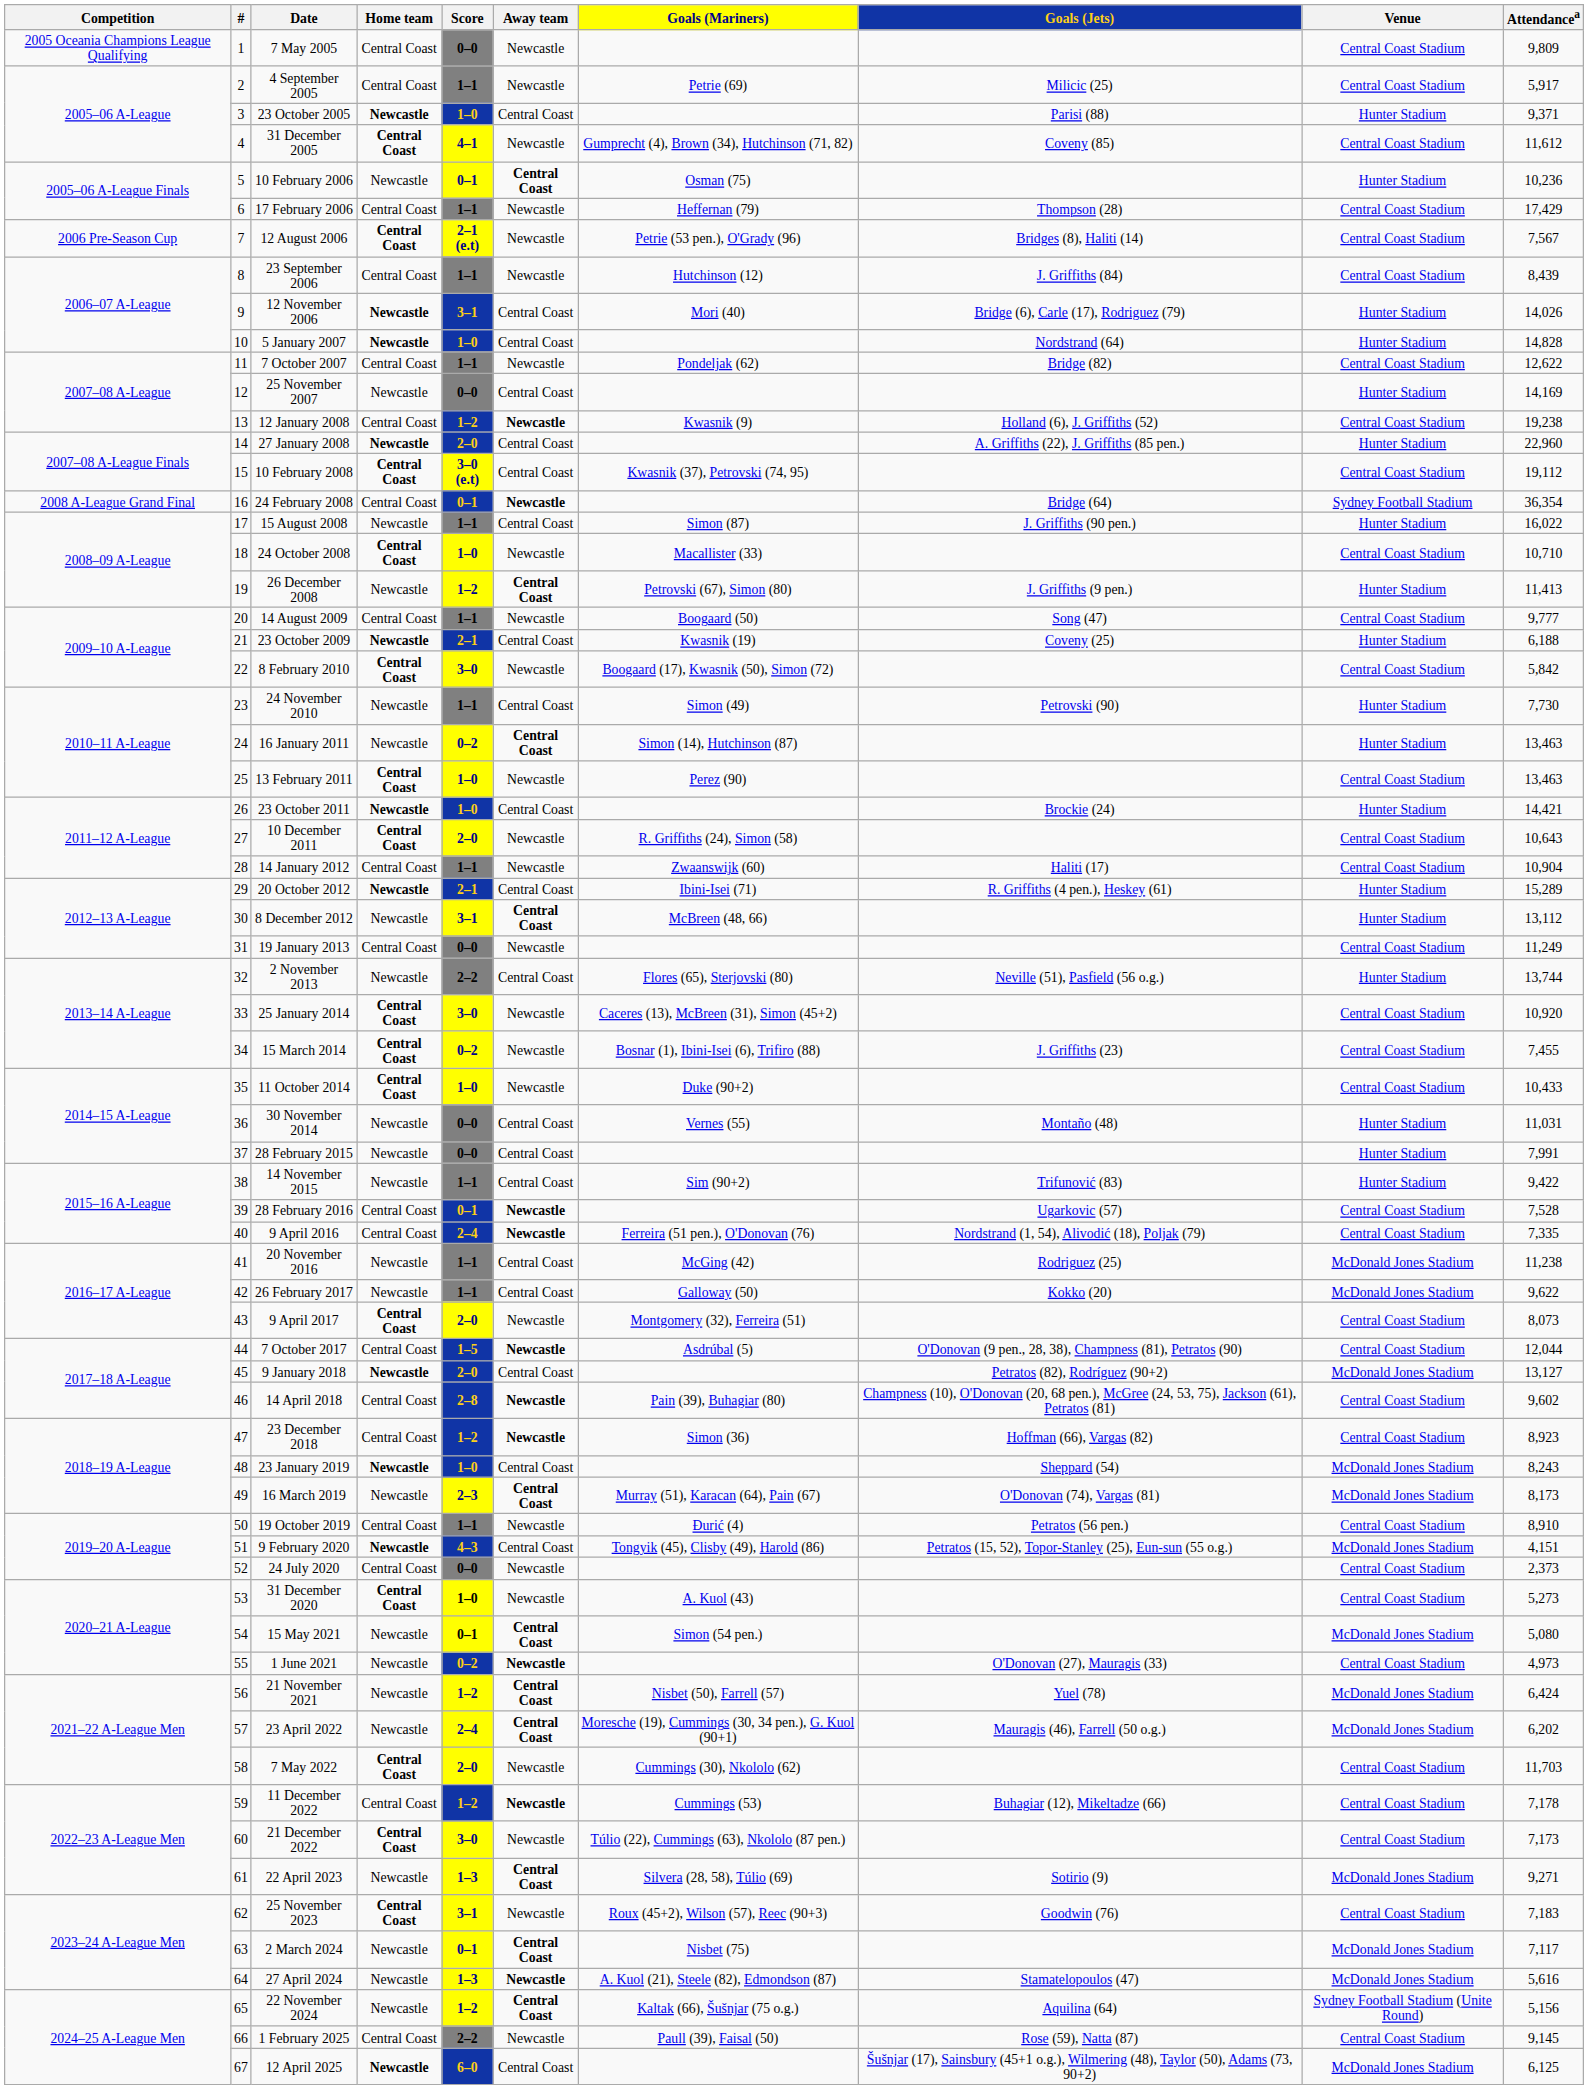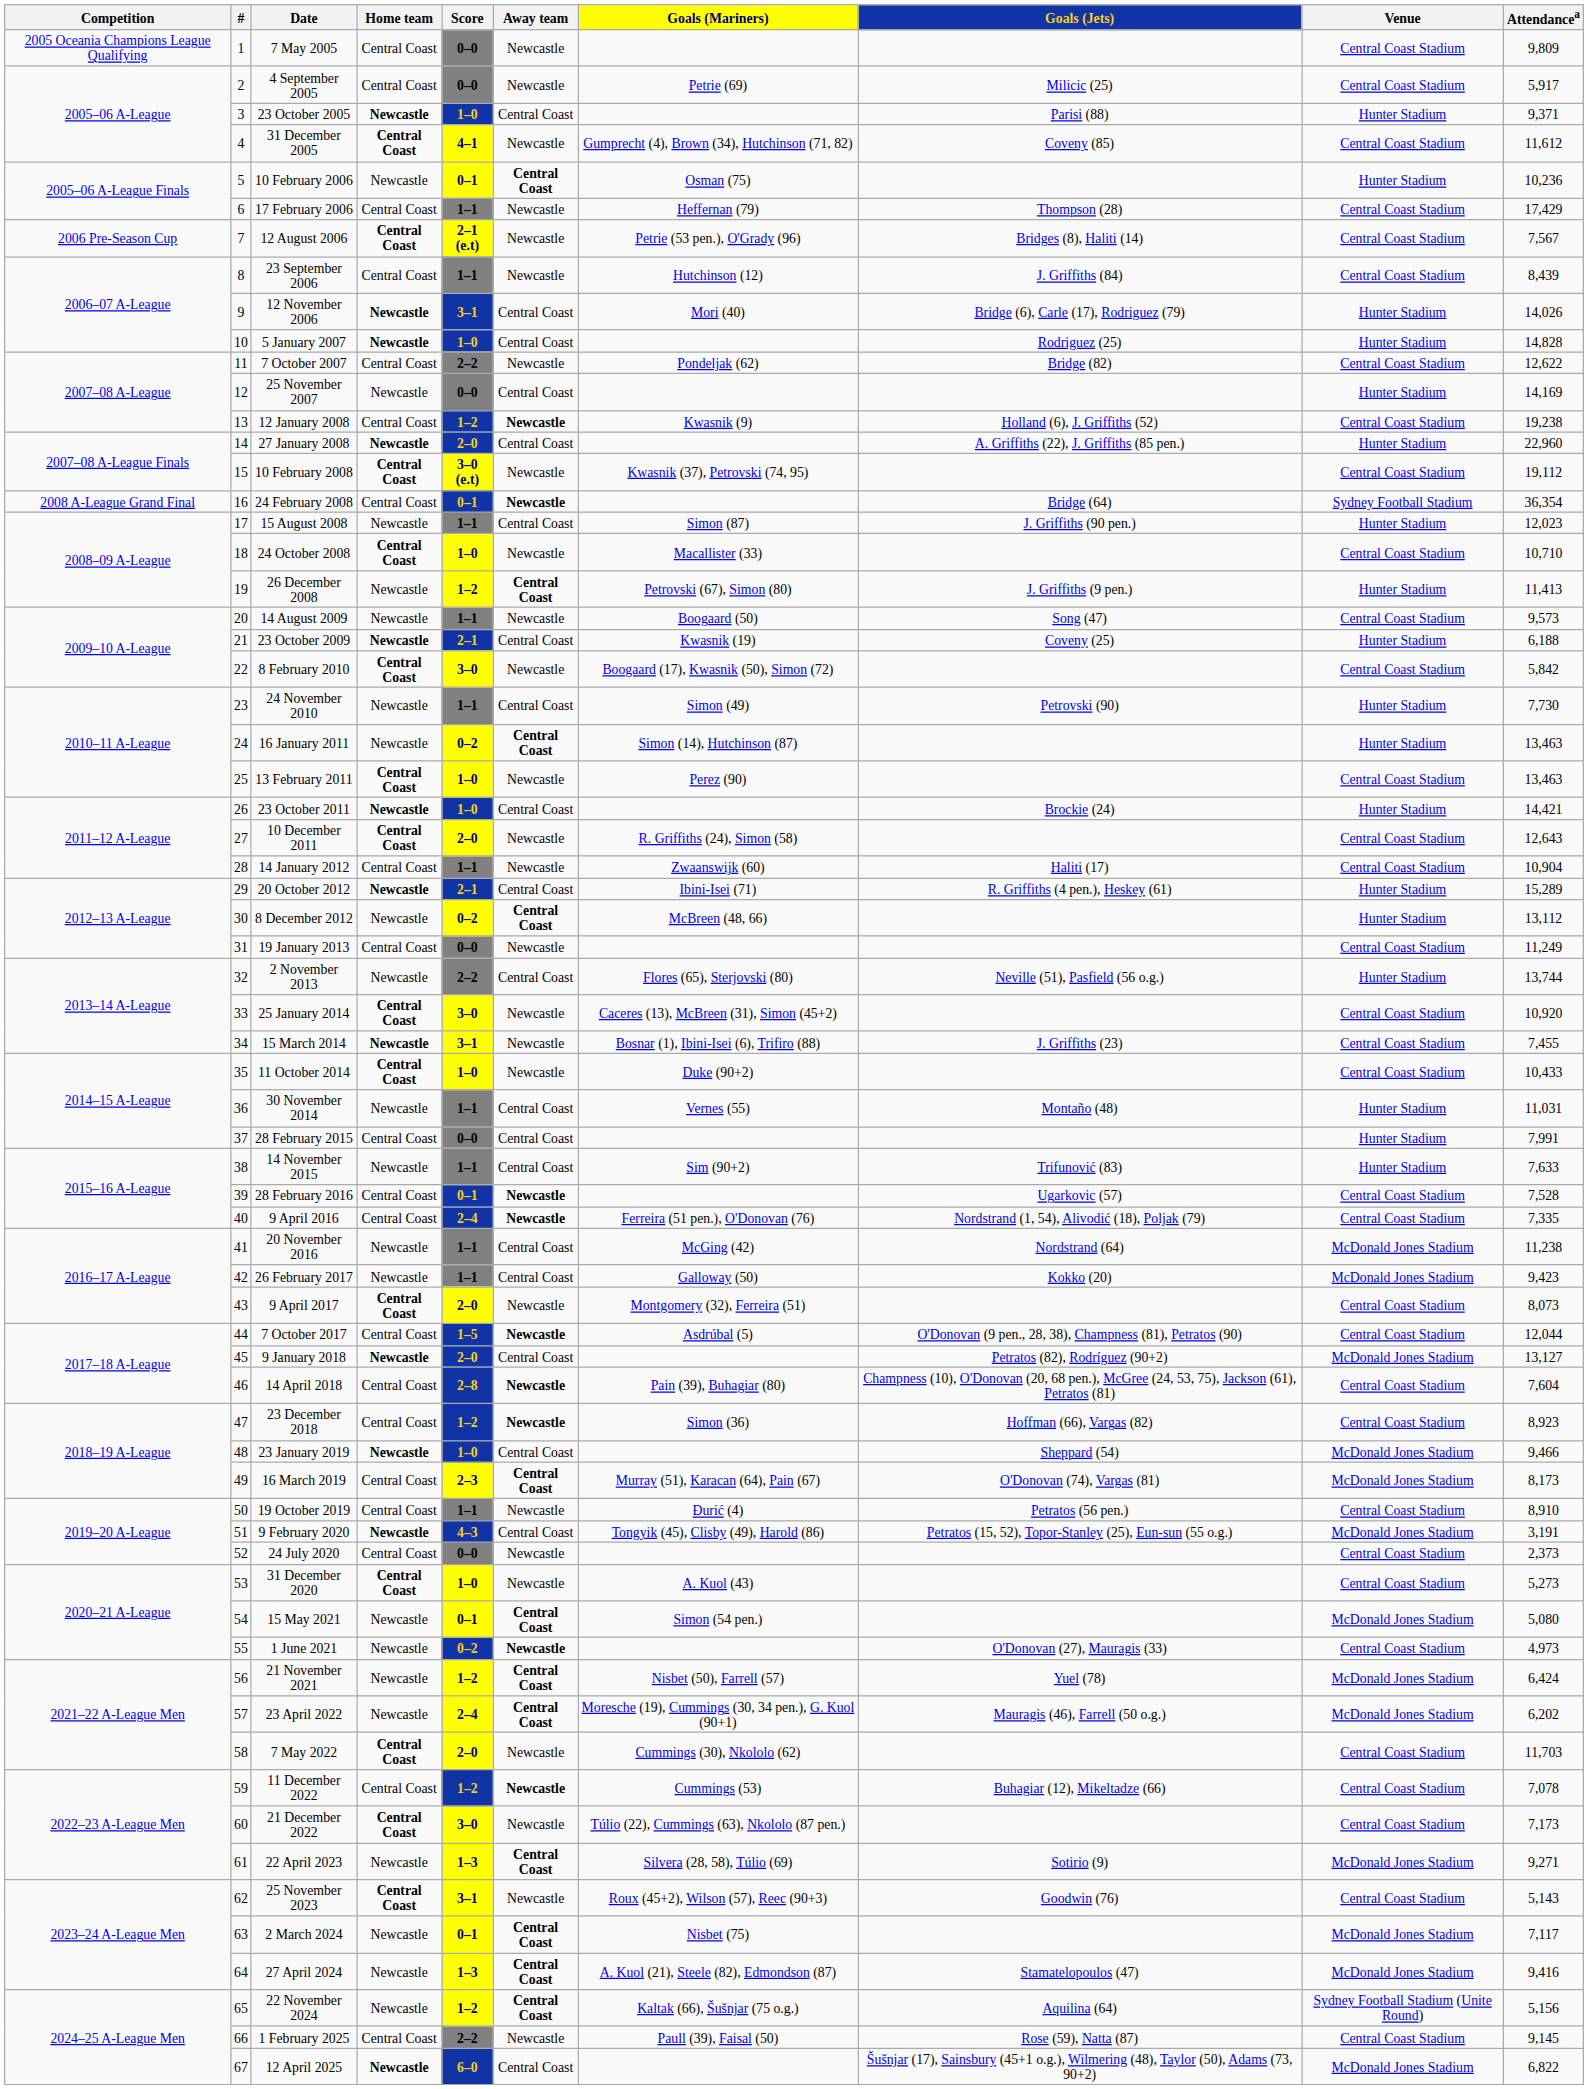(467, 85) 1–1 -> (467, 85) 0–0
(1080, 341) Nordstrand (64) -> (1080, 341) Rodriguez (25)
(467, 363) 1–1 -> (467, 363) 2–2
(536, 472) Central Coast -> (536, 472) Newcastle
(1544, 523) 16,022 -> (1544, 523) 12,023
(399, 618) Central Coast -> (399, 618) Newcastle
(1544, 618) 9,777 -> (1544, 618) 9,573
(1544, 838) 10,643 -> (1544, 838) 12,643
(467, 918) 3–1 -> (467, 918) 0–2
(399, 1050) Central Coast -> (399, 1042) Newcastle
(467, 1050) 0–2 -> (467, 1042) 3–1
(467, 1123) 0–0 -> (467, 1108) 1–1
(399, 1152) Newcastle -> (399, 1137) Central Coast
(1544, 1182) 9,422 -> (1544, 1167) 7,633
(1080, 1262) Rodriguez (25) -> (1080, 1247) Nordstrand (64)
(1544, 1291) 9,622 -> (1544, 1276) 9,423
(1544, 1400) 9,602 -> (1544, 1385) 7,604
(1544, 1466) 8,243 -> (1544, 1451) 9,466
(399, 1496) Newcastle -> (399, 1481) Central Coast
(1544, 1546) 4,151 -> (1544, 1531) 3,191
(1544, 1803) 7,178 -> (1544, 1788) 7,078
(1544, 1913) 7,183 -> (1544, 1898) 5,143
(536, 1979) Newcastle -> (536, 1971) Central Coast
(1544, 1979) 5,616 -> (1544, 1971) 9,416
(1544, 2066) 6,125 -> (1544, 2066) 6,822
